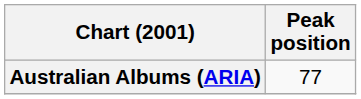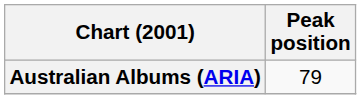(311, 76) 77 -> (311, 76) 79
